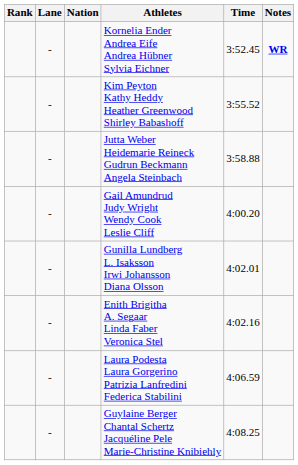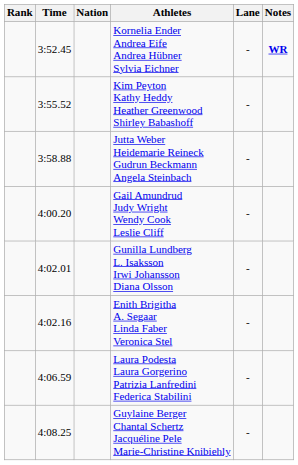columns swapped: (50, 13) <-> (243, 13)
